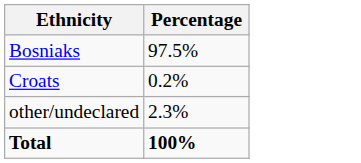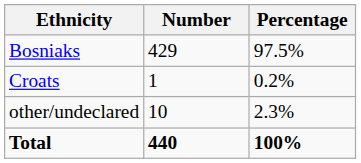+ column: (196, 19)
